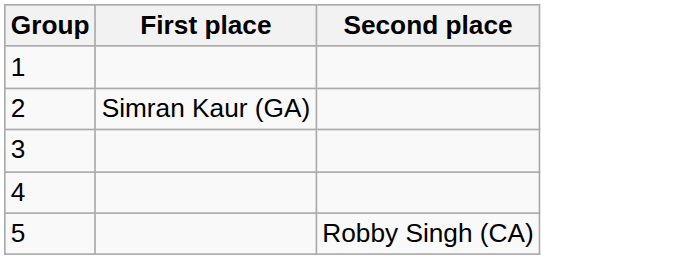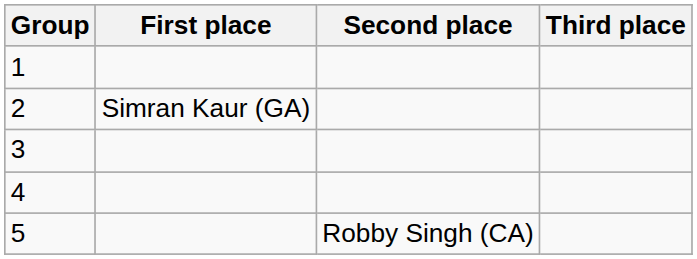+ column: (616, 25)
